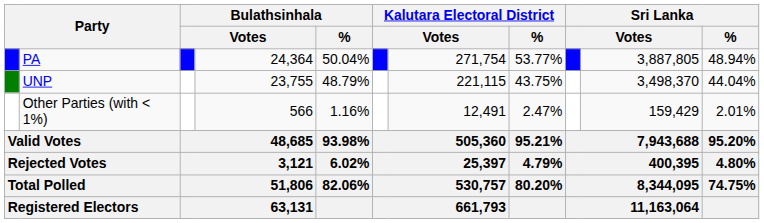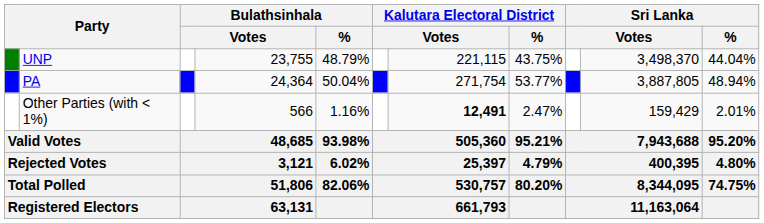rows swapped: (32, 59) <-> (37, 81)
(485, 111) normal -> (485, 111) bold
